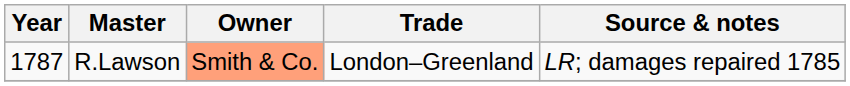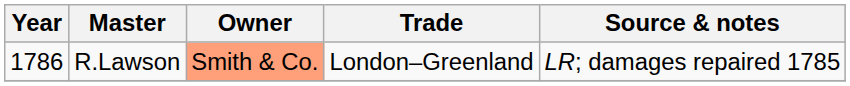(37, 61) 1787 -> (37, 61) 1786
